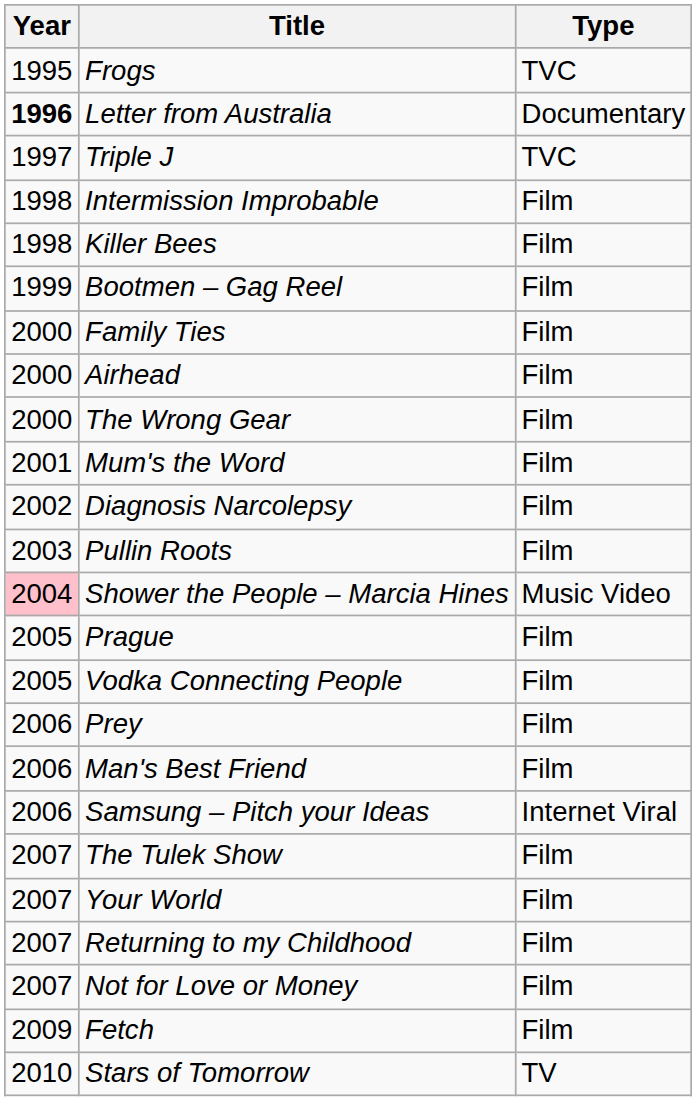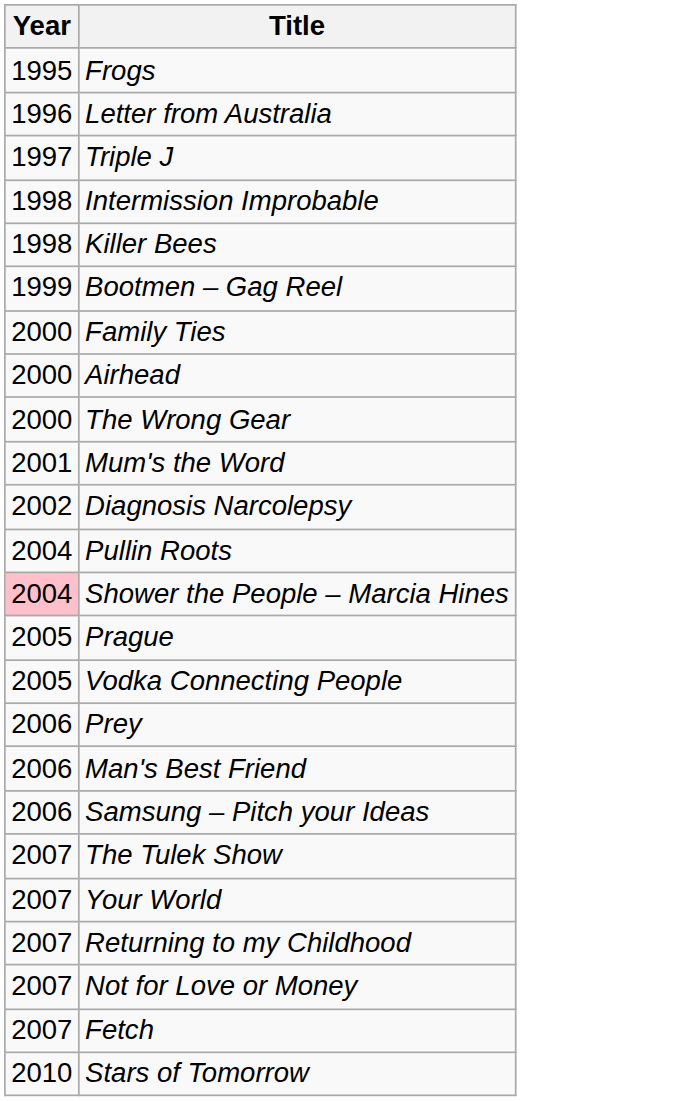- column: (603, 26)
(42, 113) bold -> (42, 113) normal
(42, 550) 2003 -> (42, 550) 2004
(42, 1030) 2009 -> (42, 1030) 2007
